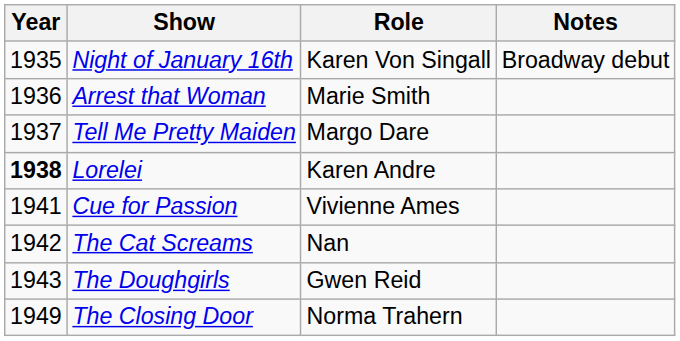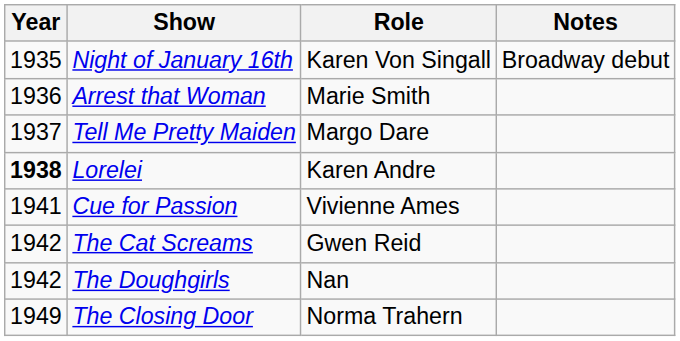(328, 243) Nan -> (364, 243) Gwen Reid
(36, 280) 1943 -> (36, 280) 1942
(364, 280) Gwen Reid -> (328, 280) Nan
